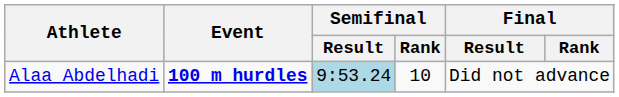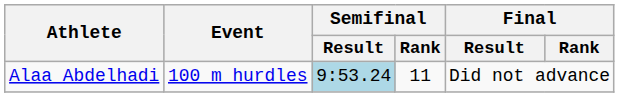(238, 76) bold -> (238, 76) normal
(420, 76) 10 -> (420, 76) 11
